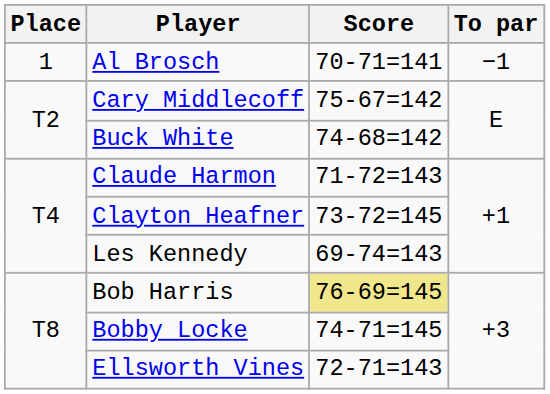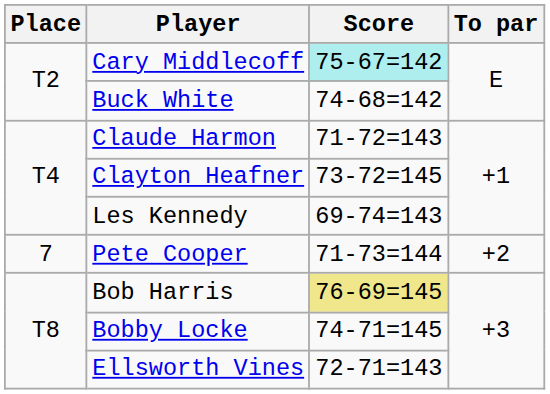- row: (156, 62)
(379, 101) no background -> (379, 62) paleturquoise background
+ row: (170, 254)
